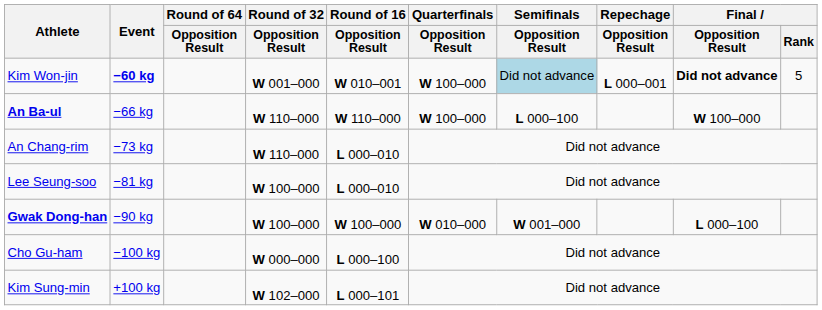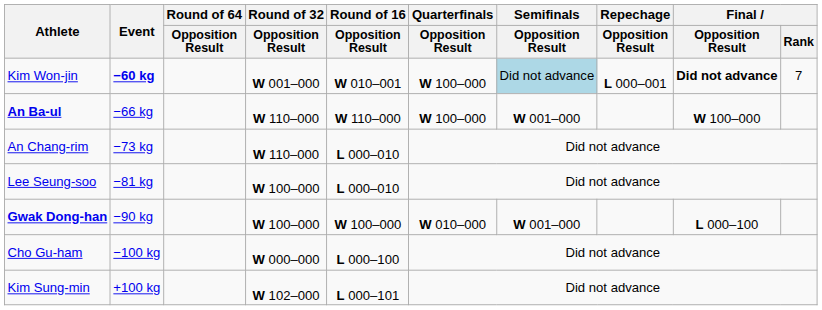(799, 76) 5 -> (799, 76) 7
(547, 119) L 000–100 -> (547, 119) W 001–000
